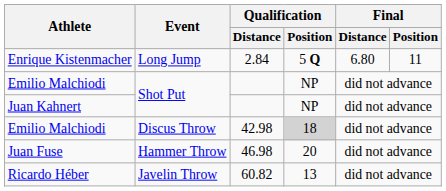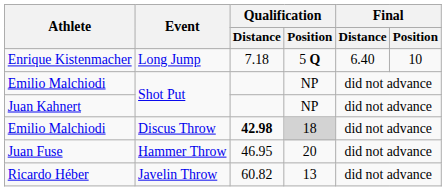(257, 60) 2.84 -> (257, 60) 7.18
(363, 60) 6.80 -> (363, 60) 6.40
(415, 60) 11 -> (415, 60) 10
(257, 129) normal -> (257, 129) bold
(257, 151) 46.98 -> (257, 151) 46.95
